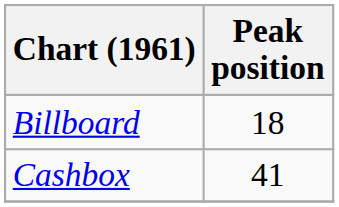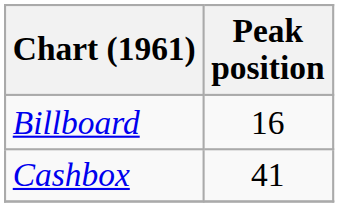(268, 121) 18 -> (268, 121) 16
